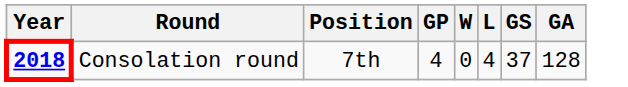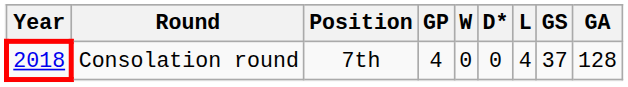+ column: (495, 23)
(39, 61) bold -> (39, 61) normal
